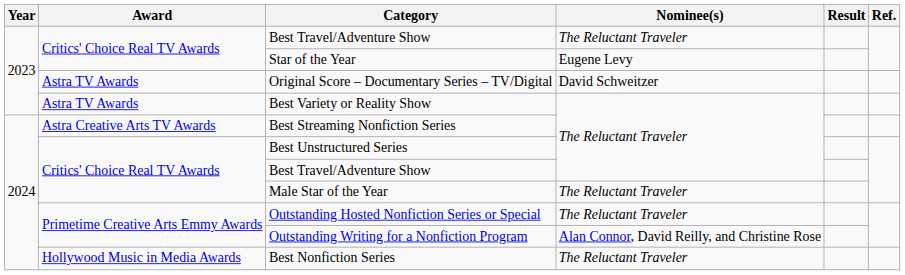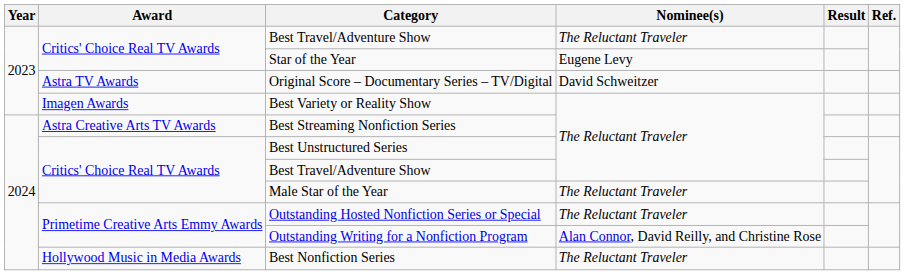(90, 103) Astra TV Awards -> (85, 103) Imagen Awards
